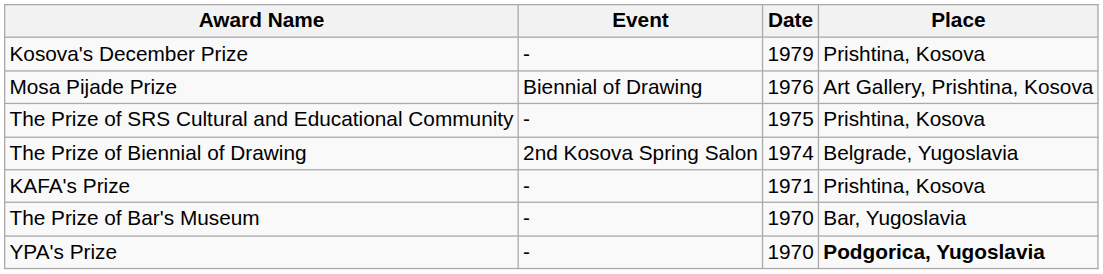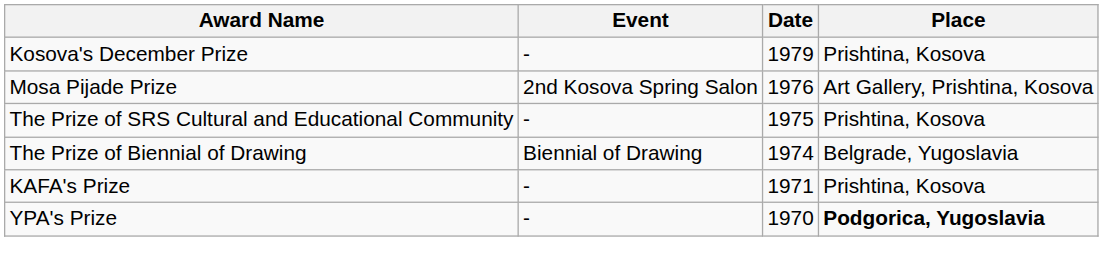(613, 86) Biennial of Drawing -> (640, 86) 2nd Kosova Spring Salon
(640, 152) 2nd Kosova Spring Salon -> (613, 152) Biennial of Drawing
- row: (135, 218)
